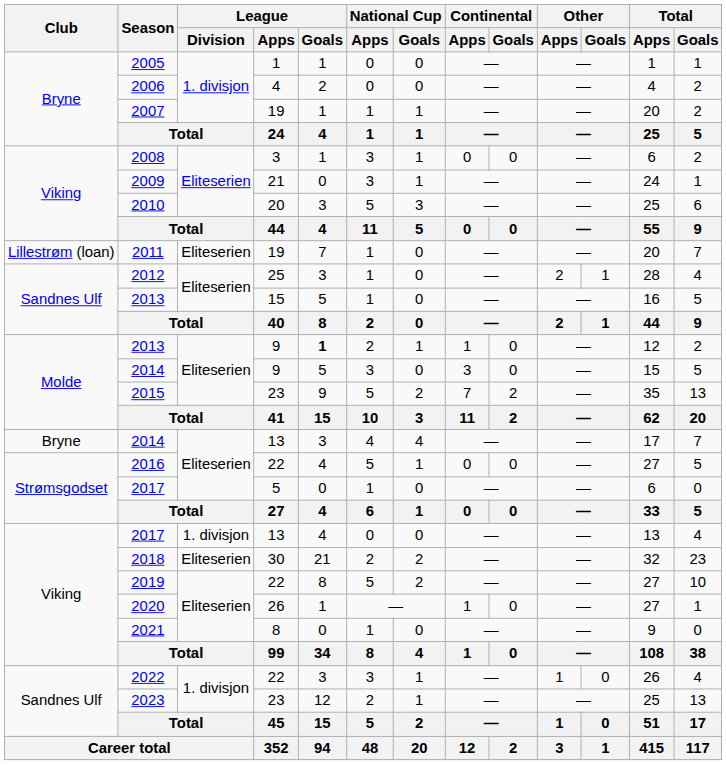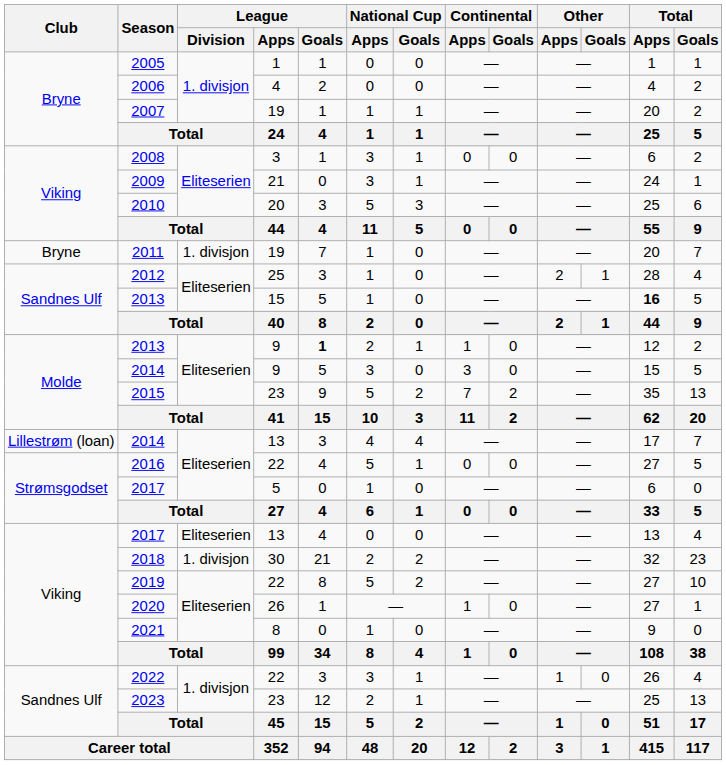(61, 252) Lillestrøm (loan) -> (61, 252) Bryne
(216, 252) Eliteserien -> (216, 252) 1. divisjon
(652, 299) normal -> (652, 299) bold
(61, 441) Bryne -> (61, 441) Lillestrøm (loan)
(216, 535) 1. divisjon -> (216, 535) Eliteserien
(216, 559) Eliteserien -> (216, 559) 1. divisjon
